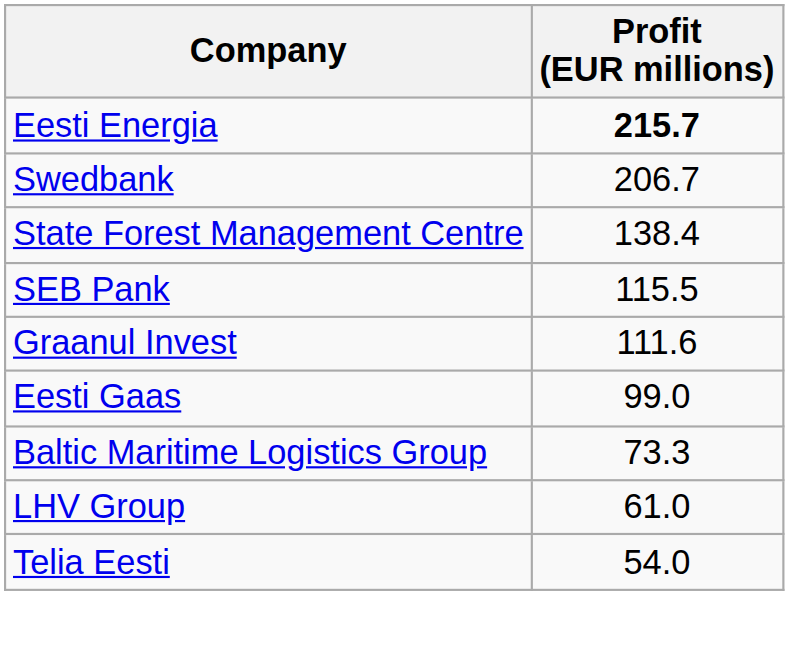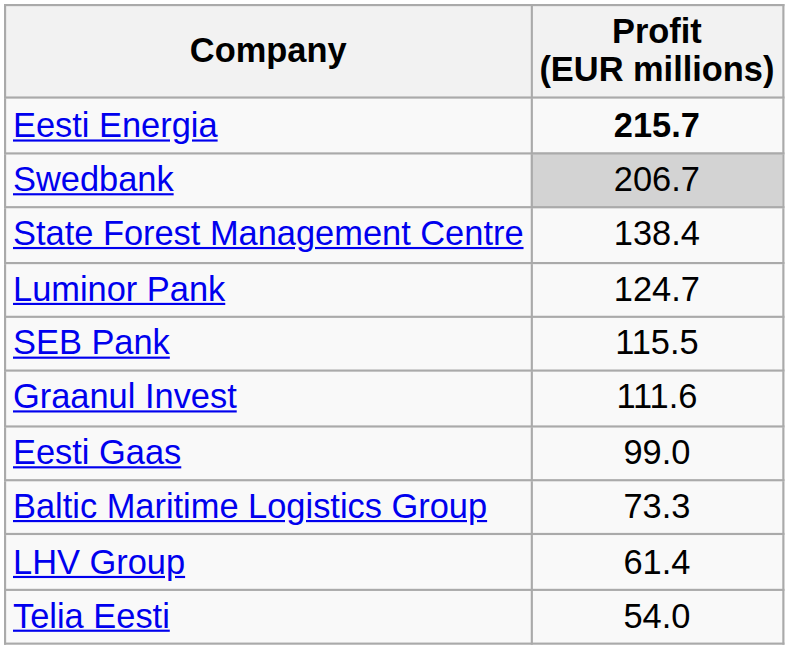(657, 179) no background -> (657, 179) lightgrey background
+ row: (119, 288)
(657, 506) 61.0 -> (657, 561) 61.4
